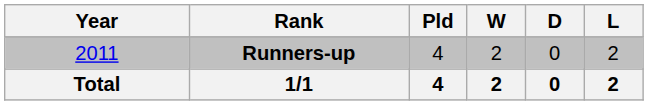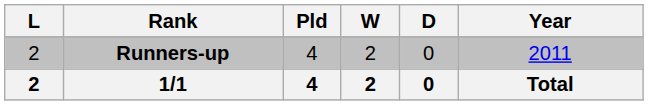columns swapped: (97, 21) <-> (613, 21)
